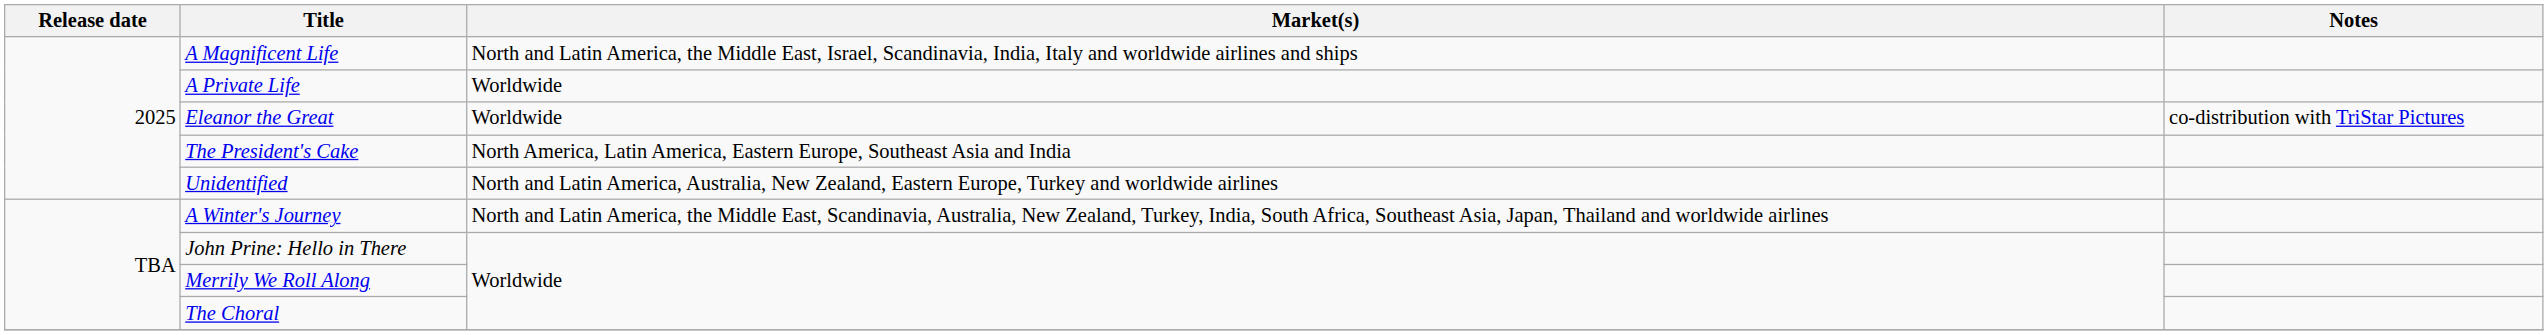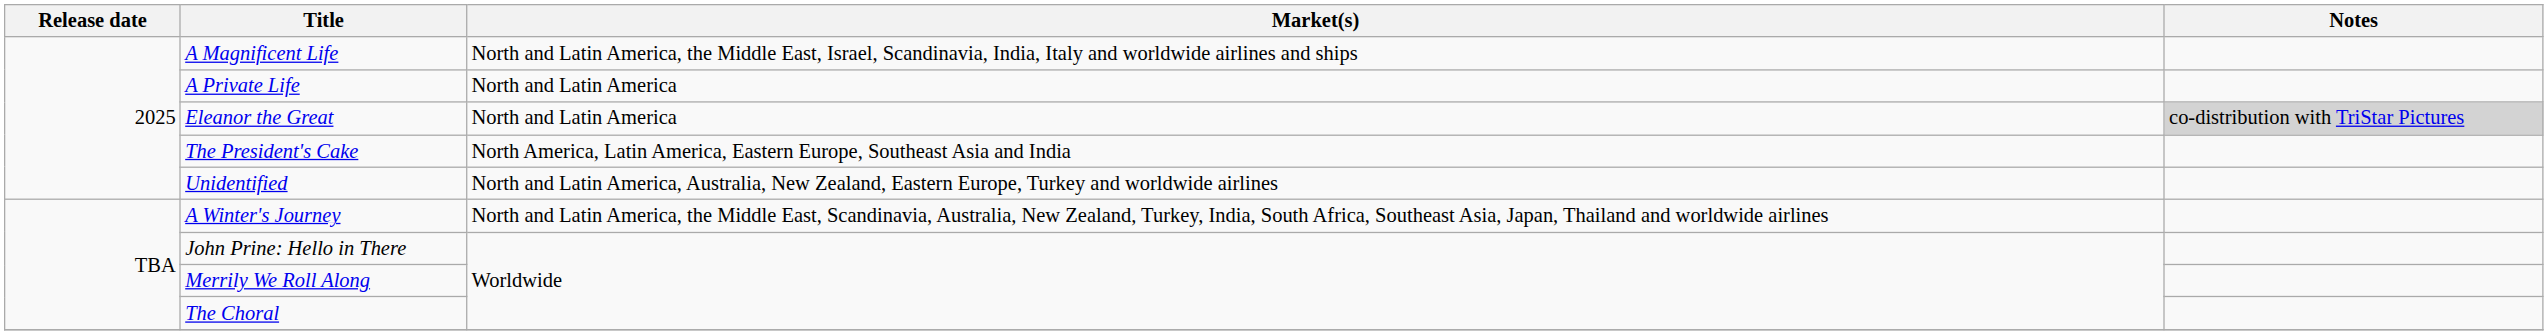(517, 85) Worldwide -> (574, 85) North and Latin America
(517, 118) Worldwide -> (574, 118) North and Latin America
(2317, 118) no background -> (2317, 118) lightgrey background
